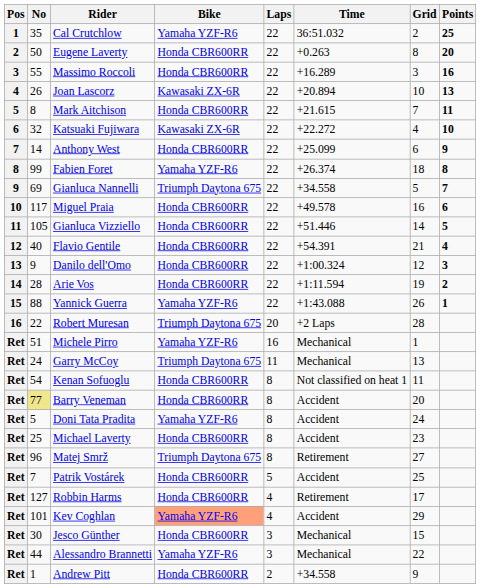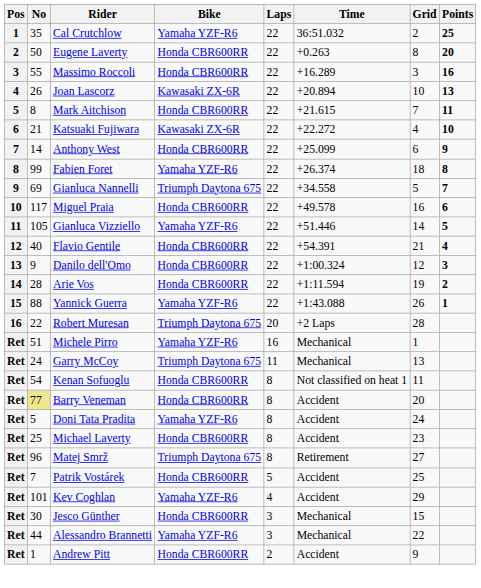(36, 130) 32 -> (36, 130) 21
(203, 226) Honda CBR600RR -> (198, 226) Yamaha YZF-R6
- row: (87, 496)
(198, 516) lightsalmon background -> (198, 496) no background
(316, 573) +34.558 -> (318, 554) Accident
